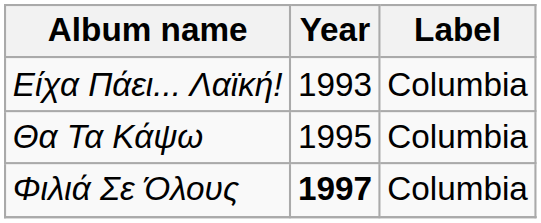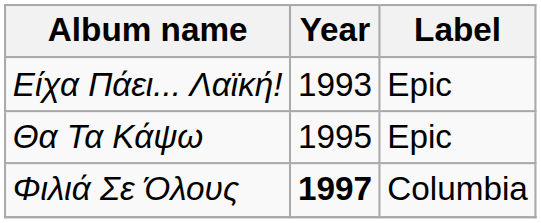(458, 83) Columbia -> (420, 83) Epic
(458, 136) Columbia -> (420, 136) Epic
